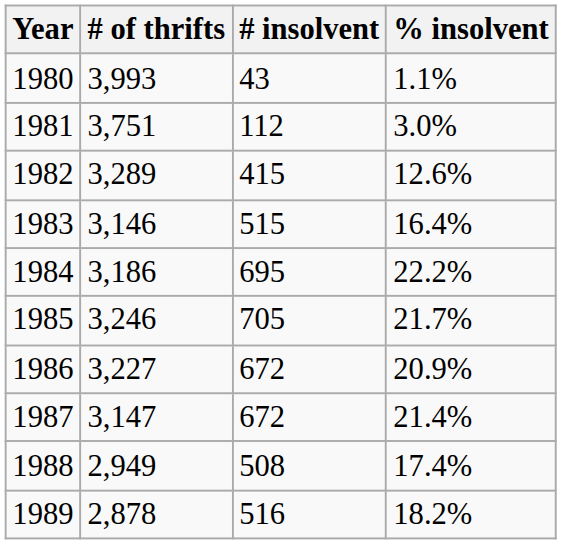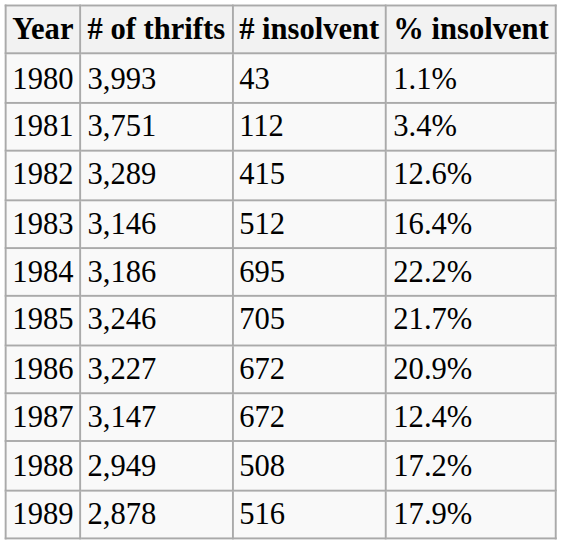(425, 126) 3.0% -> (425, 126) 3.4%
(262, 223) 515 -> (262, 223) 512
(433, 417) 21.4% -> (433, 417) 12.4%
(433, 465) 17.4% -> (433, 465) 17.2%
(433, 513) 18.2% -> (433, 513) 17.9%
